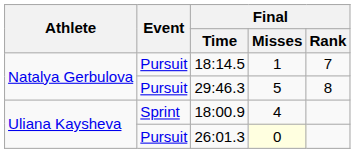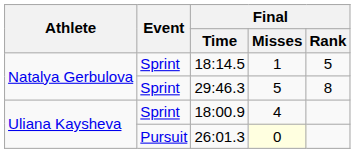(164, 65) Pursuit -> (160, 65) Sprint
(328, 65) 7 -> (328, 65) 5
(164, 89) Pursuit -> (160, 89) Sprint
